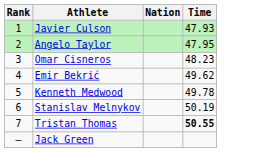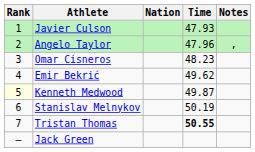+ column: (234, 12)
(200, 44) 47.95 -> (200, 44) 47.96
(18, 92) no background -> (18, 92) lightyellow background
(200, 92) 49.78 -> (200, 92) 49.87
